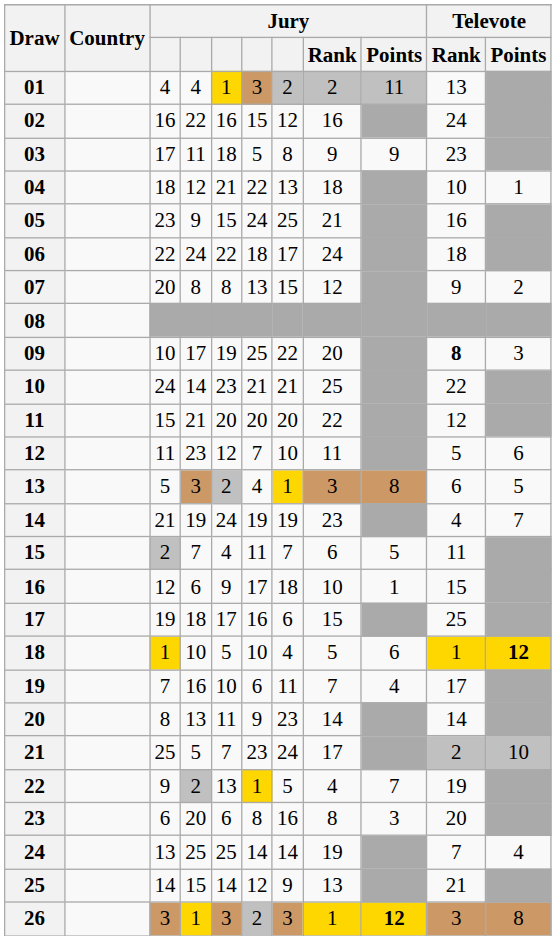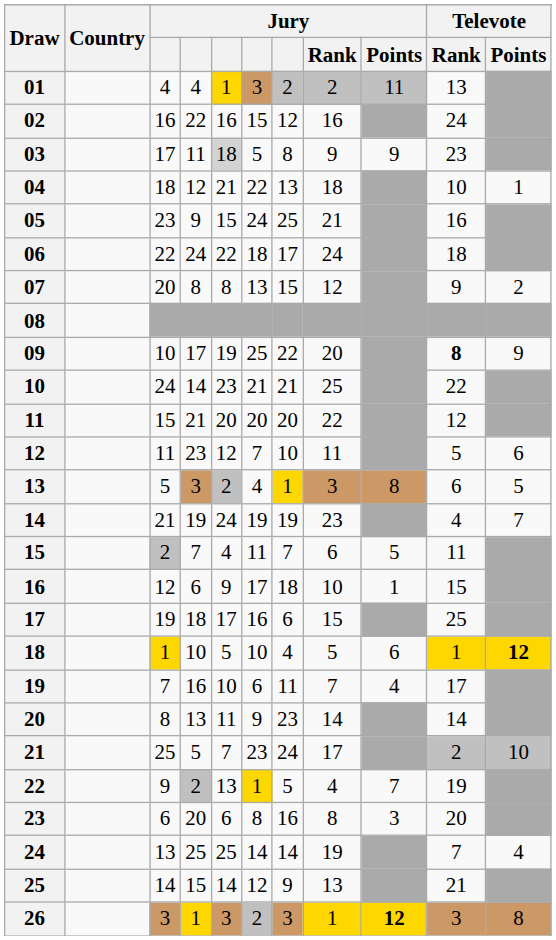(226, 154) no background -> (226, 154) lightgrey background
(518, 353) 3 -> (518, 353) 9
